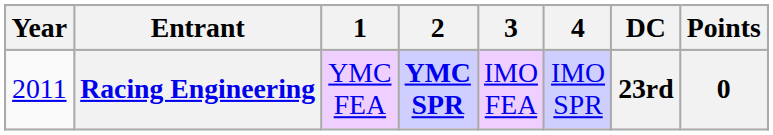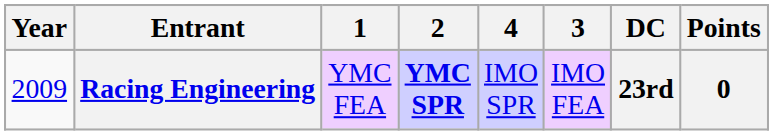columns swapped: (511, 26) <-> (578, 26)
(39, 89) 2011 -> (39, 89) 2009
